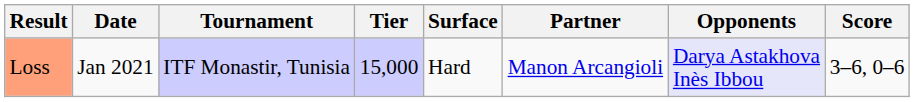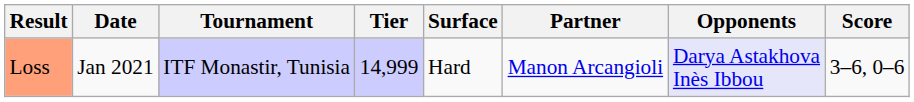(389, 67) 15,000 -> (389, 67) 14,999
